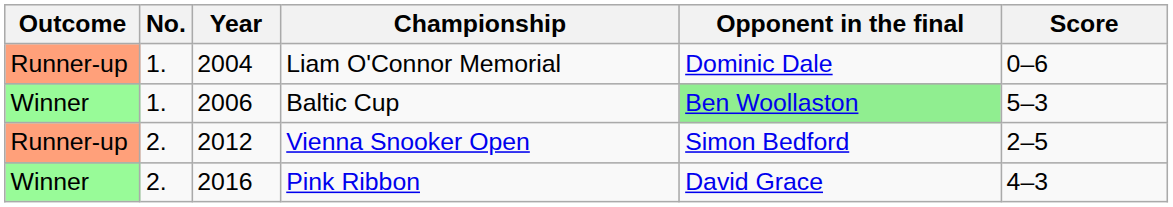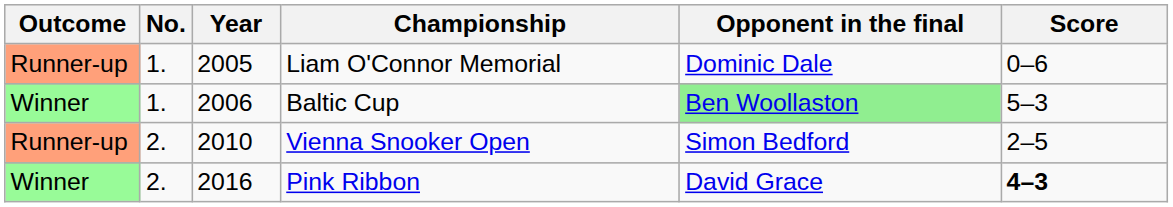(225, 63) 2004 -> (225, 63) 2005
(225, 142) 2012 -> (225, 142) 2010
(1027, 181) normal -> (1027, 181) bold
